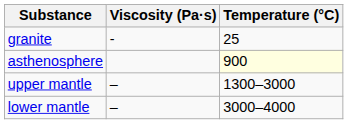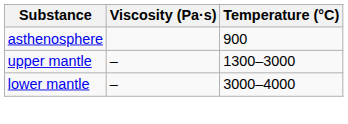- row: (30, 38)
(235, 61) lightyellow background -> (235, 38) no background
